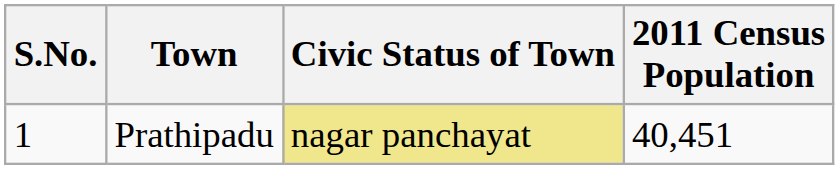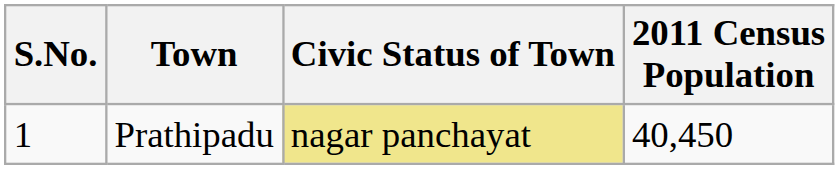(683, 133) 40,451 -> (683, 133) 40,450
